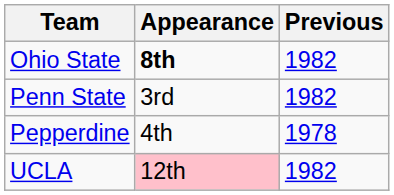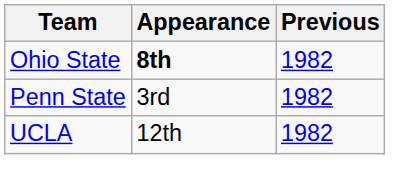- row: (70, 134)
(163, 171) pink background -> (159, 134) no background
